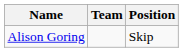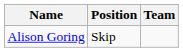columns swapped: (107, 15) <-> (152, 15)
